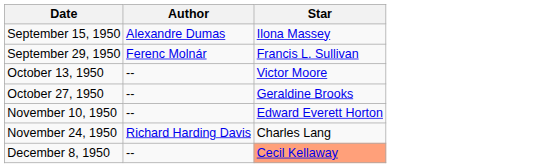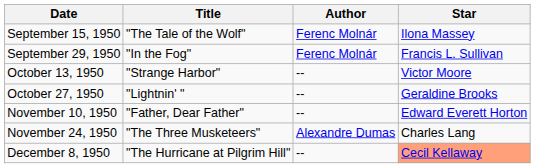+ column: (208, 14)
(176, 34) Alexandre Dumas -> (336, 34) Ferenc Molnár
(189, 133) Richard Harding Davis -> (346, 133) Alexandre Dumas
